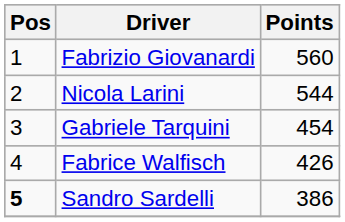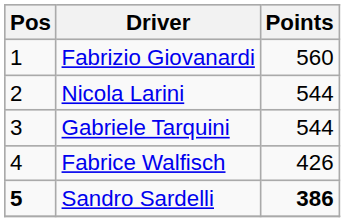(315, 127) 454 -> (315, 127) 544
(315, 198) normal -> (315, 198) bold
